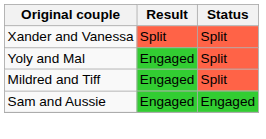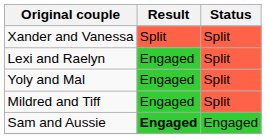+ row: (56, 58)
(167, 101) normal -> (169, 123) bold
